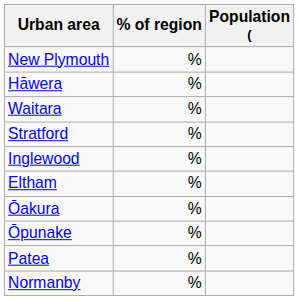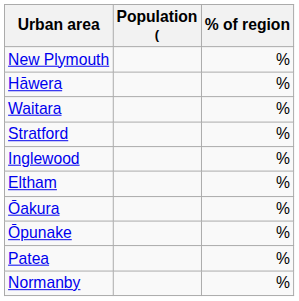columns swapped: (250, 25) <-> (159, 25)
